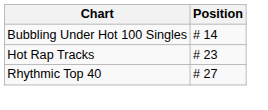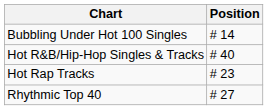+ row: (106, 54)
